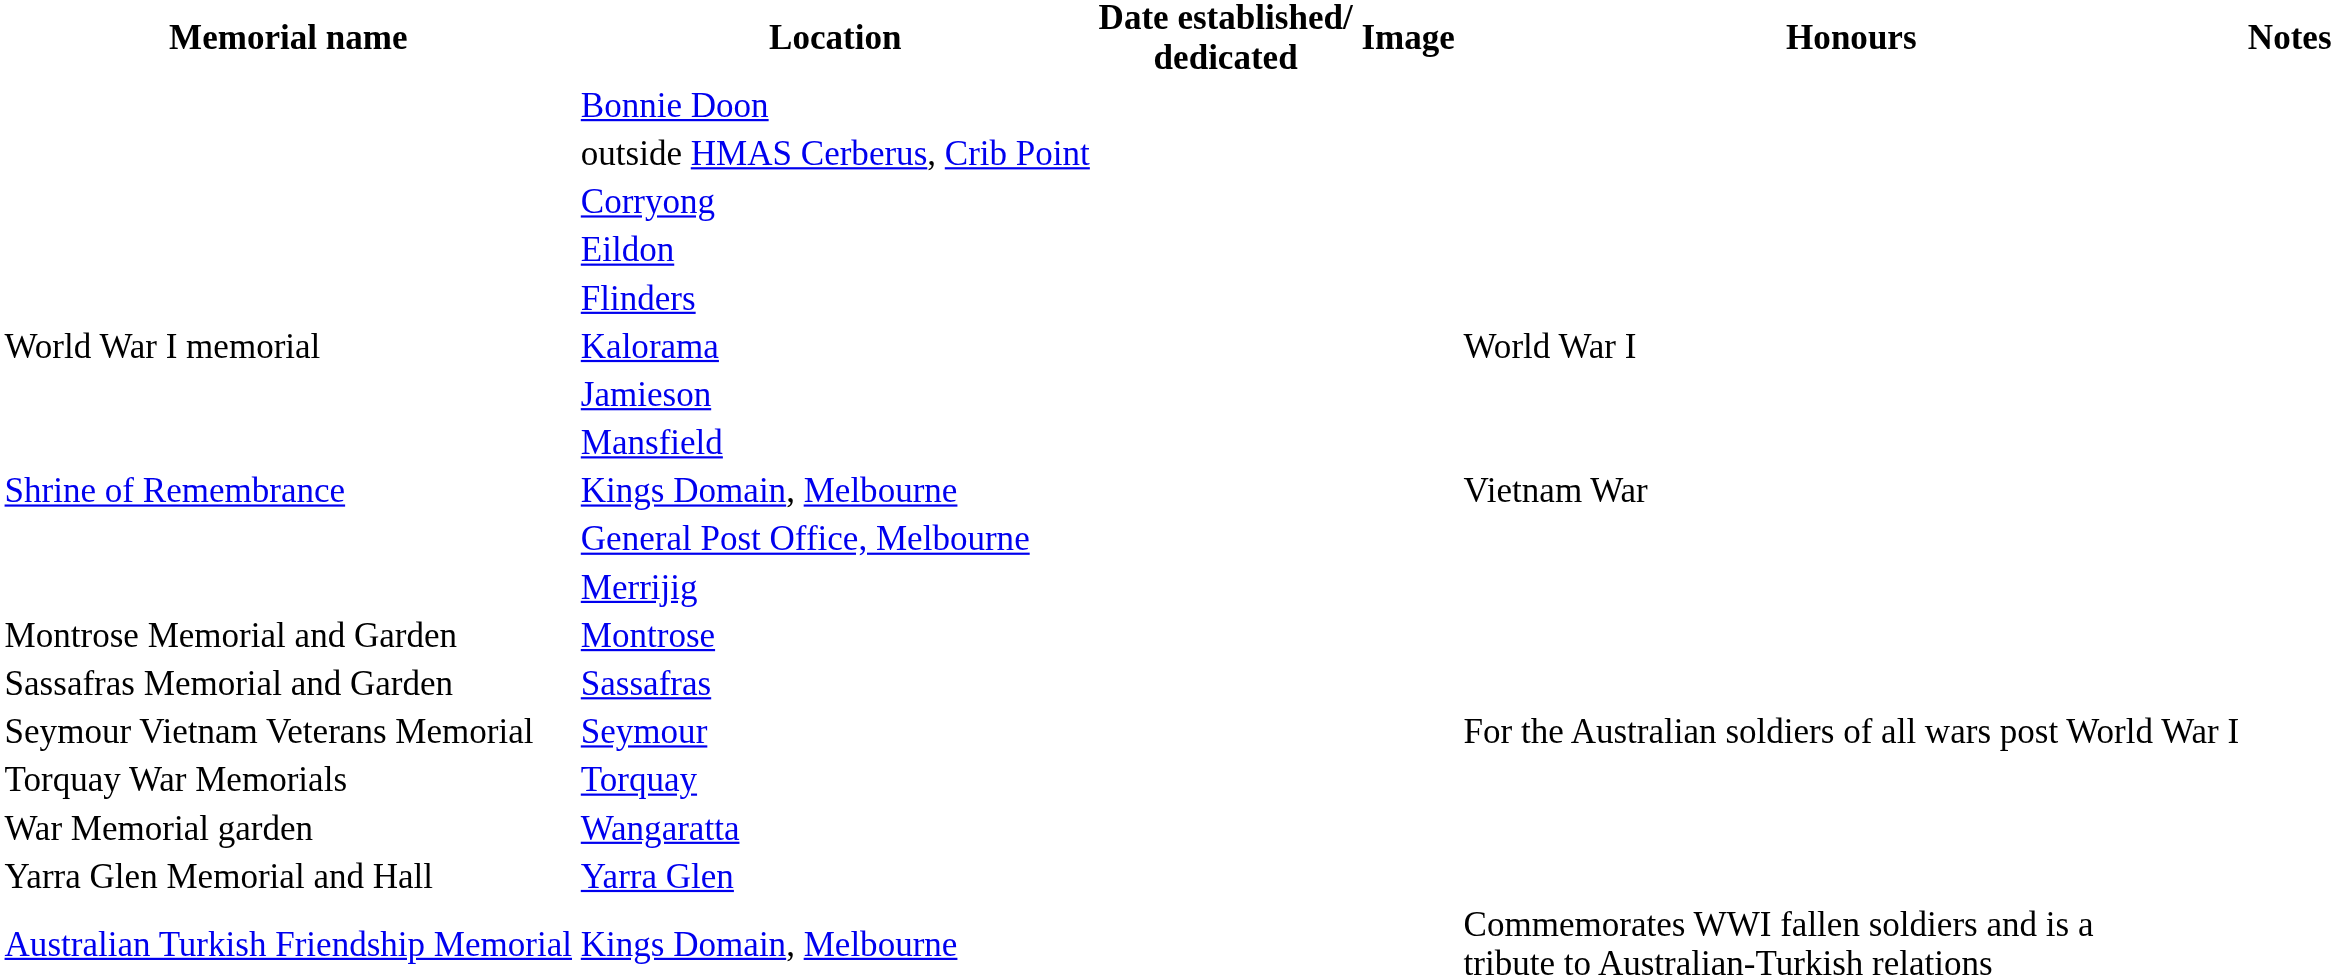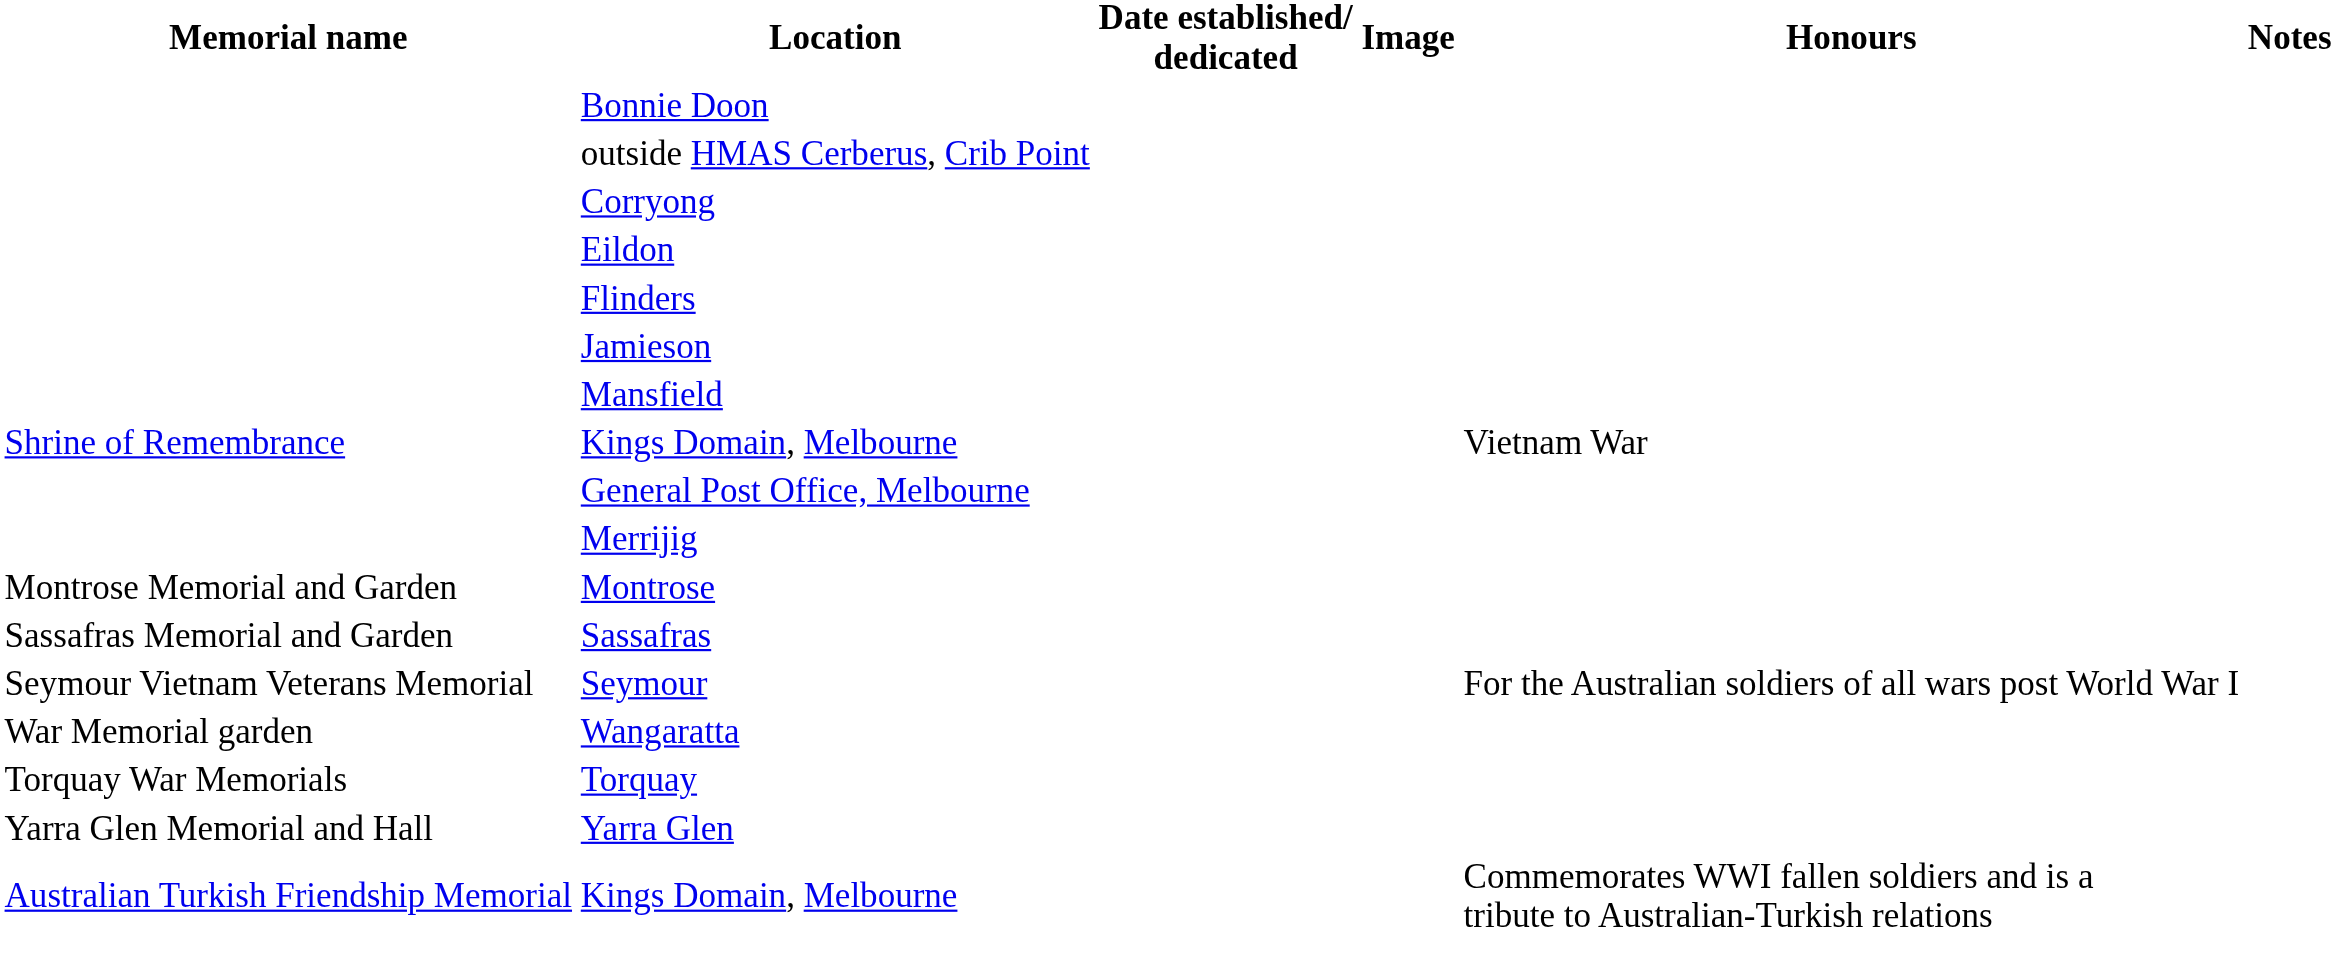- row: (162, 346)
rows swapped: (176, 779) <-> (159, 827)
